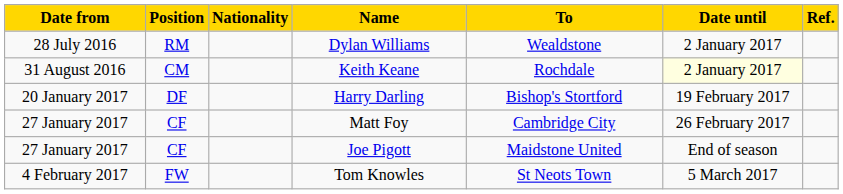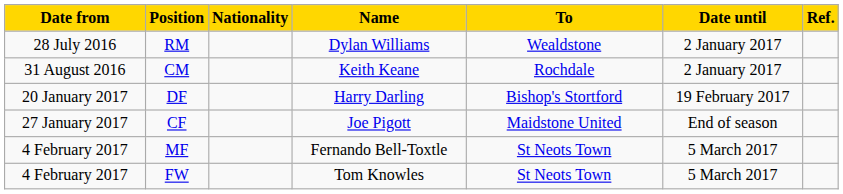(733, 70) lightyellow background -> (733, 70) no background
- row: (379, 123)
+ row: (379, 149)
